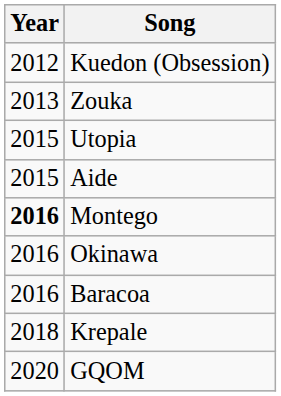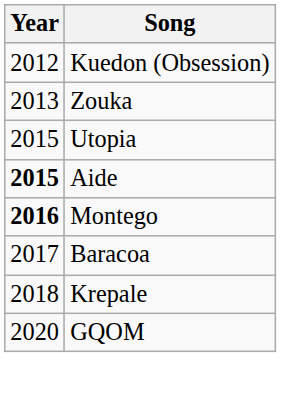(35, 178) normal -> (35, 178) bold
- row: (114, 255)
(35, 293) 2016 -> (35, 255) 2017
